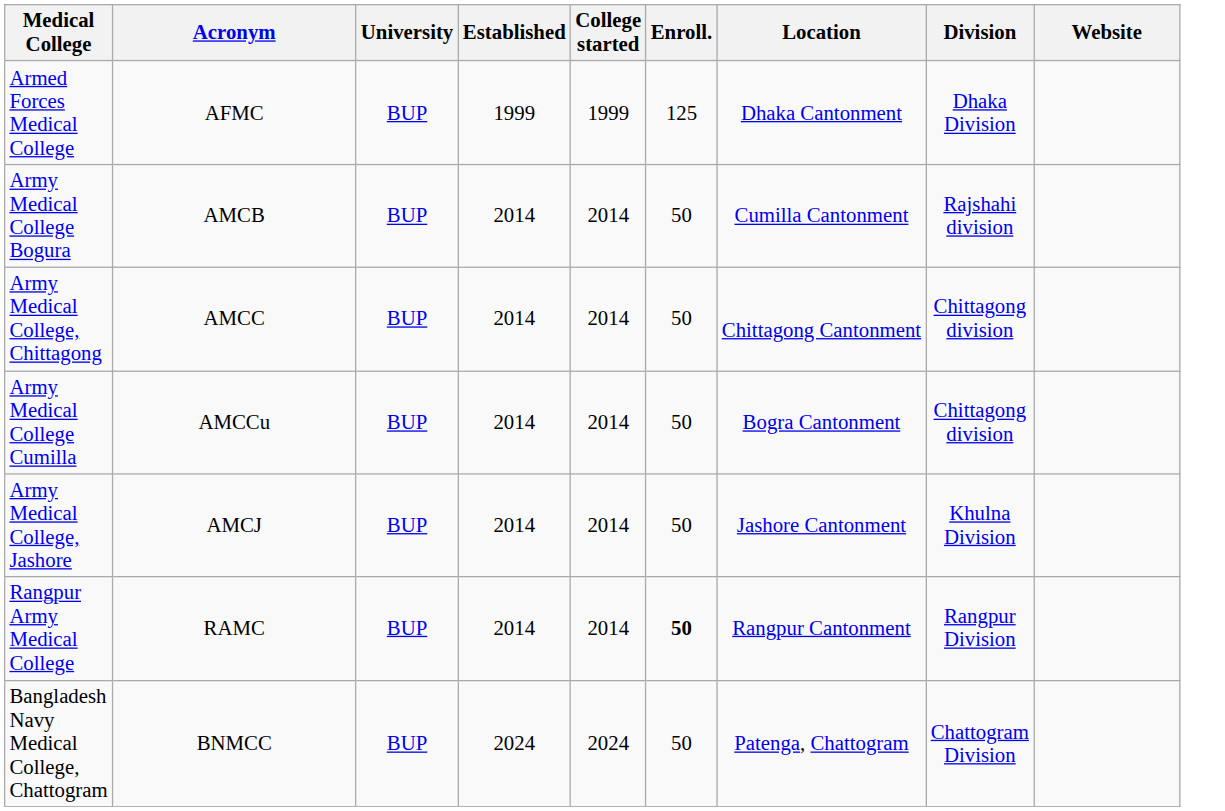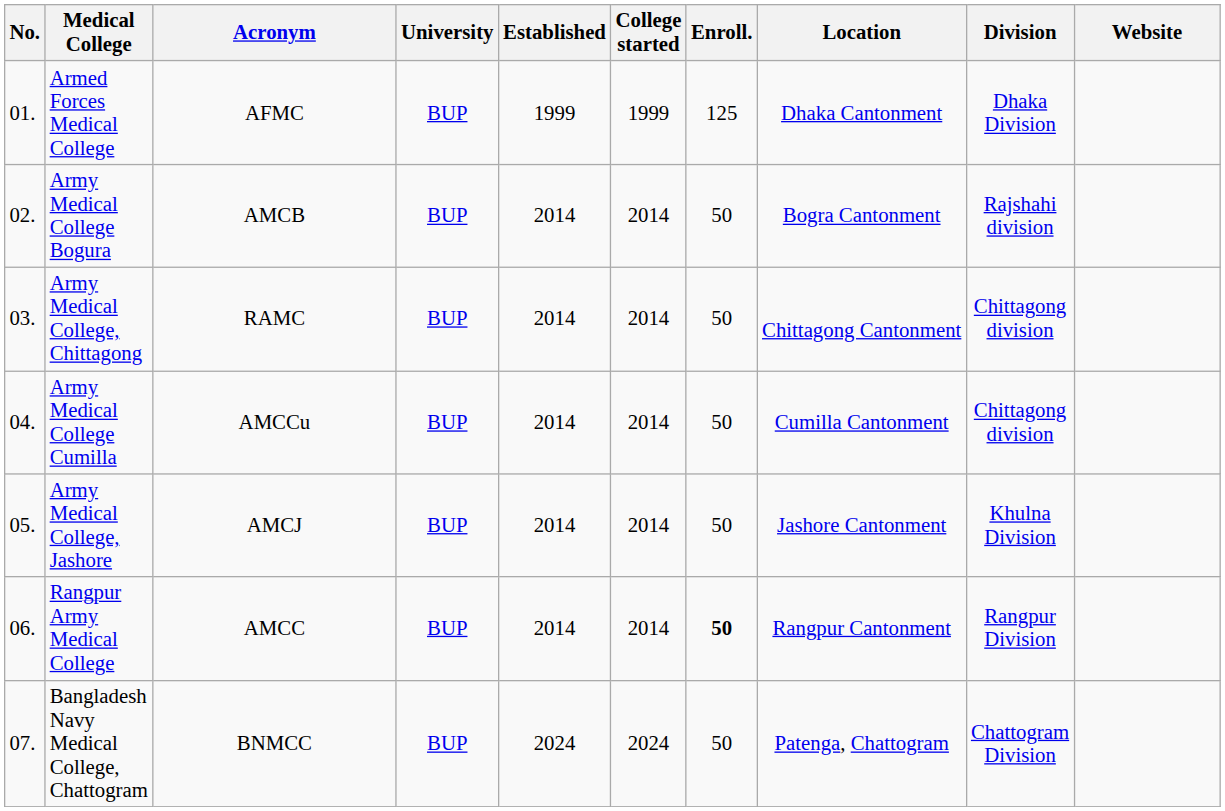+ column: (25, 32)
(821, 215) Cumilla Cantonment -> (862, 215) Bogra Cantonment
(234, 318) AMCC -> (274, 318) RAMC
(821, 422) Bogra Cantonment -> (862, 422) Cumilla Cantonment
(234, 628) RAMC -> (274, 628) AMCC
